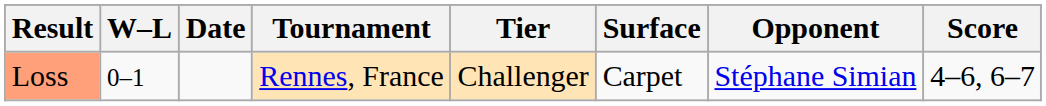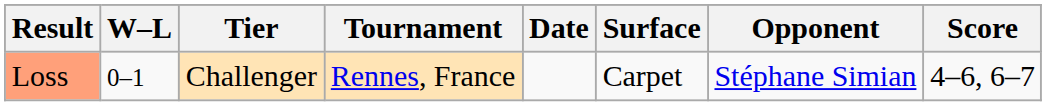columns swapped: (216, 28) <-> (523, 28)
